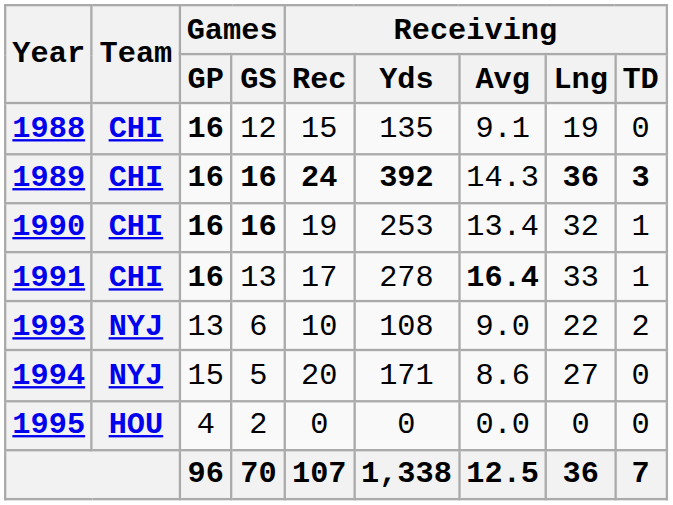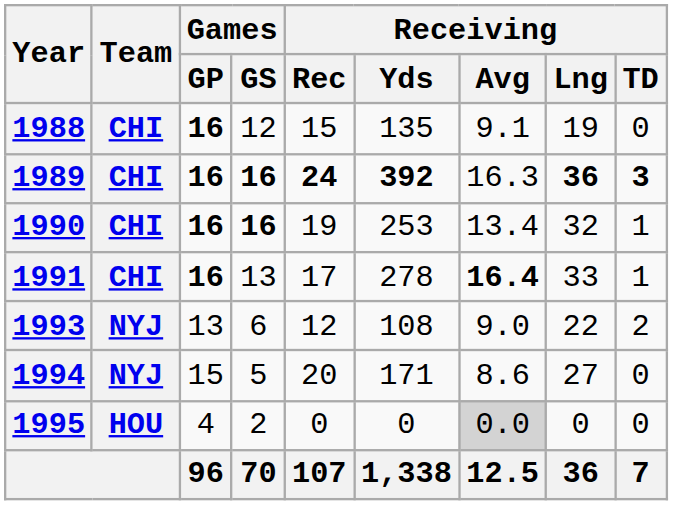(503, 178) 14.3 -> (503, 178) 16.3
(319, 326) 10 -> (319, 326) 12
(503, 425) no background -> (503, 425) lightgrey background
